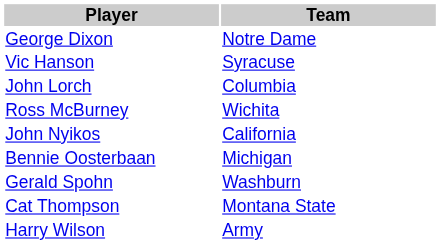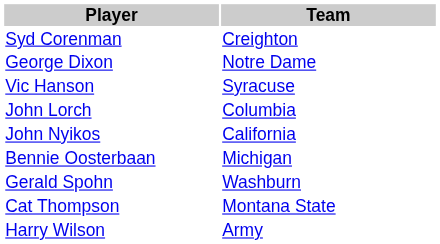+ row: (63, 39)
- row: (67, 110)
